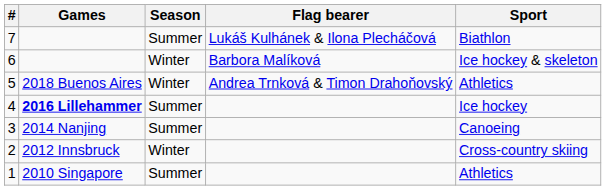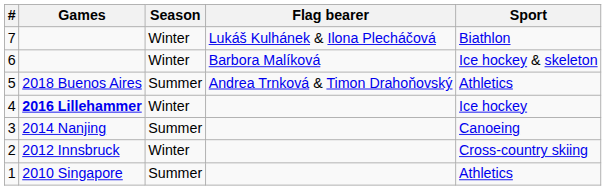(175, 38) Summer -> (169, 38) Winter
(169, 83) Winter -> (175, 83) Summer
(175, 106) Summer -> (169, 106) Winter
